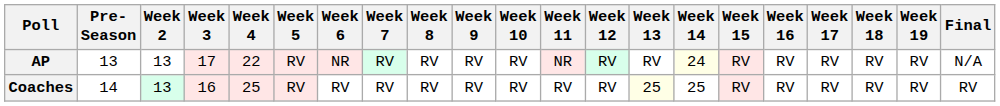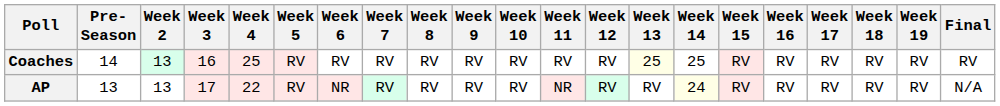rows swapped: (41, 62) <-> (41, 88)
